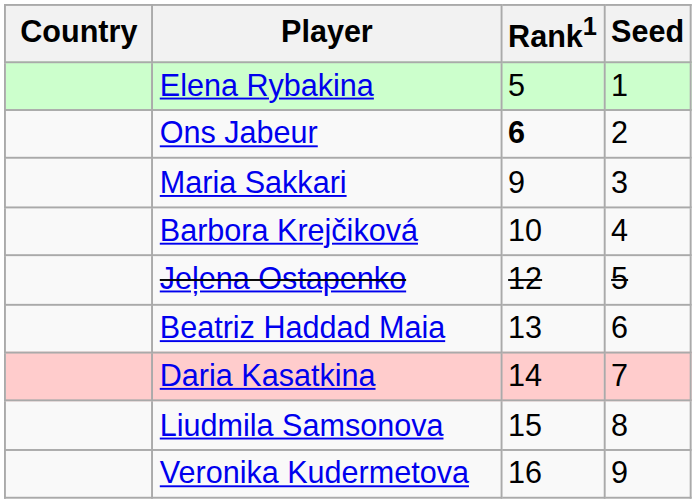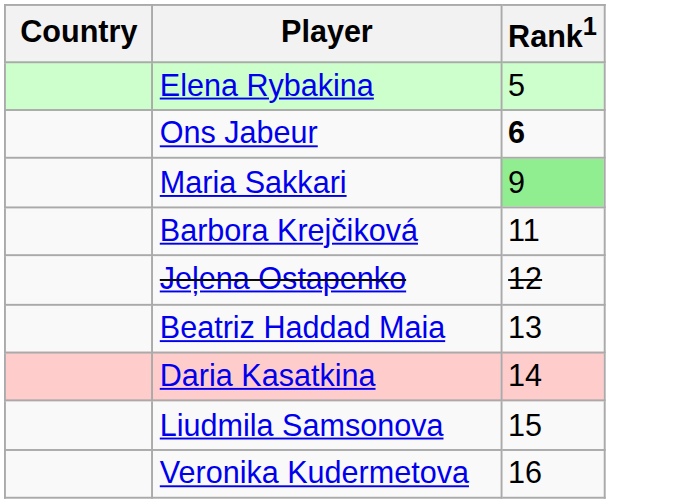- column: (648, 32)
(517, 182) no background -> (517, 182) lightgreen background
(525, 230) 10 -> (524, 230) 11
